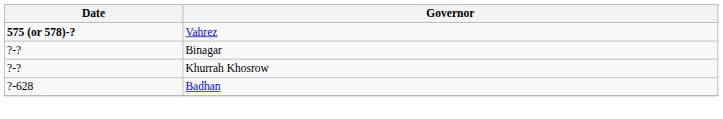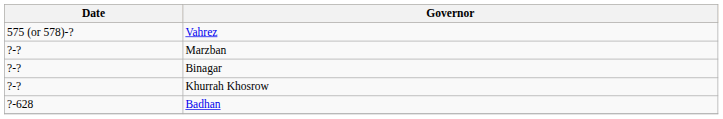(41, 31) bold -> (40, 31) normal
+ row: (206, 50)
